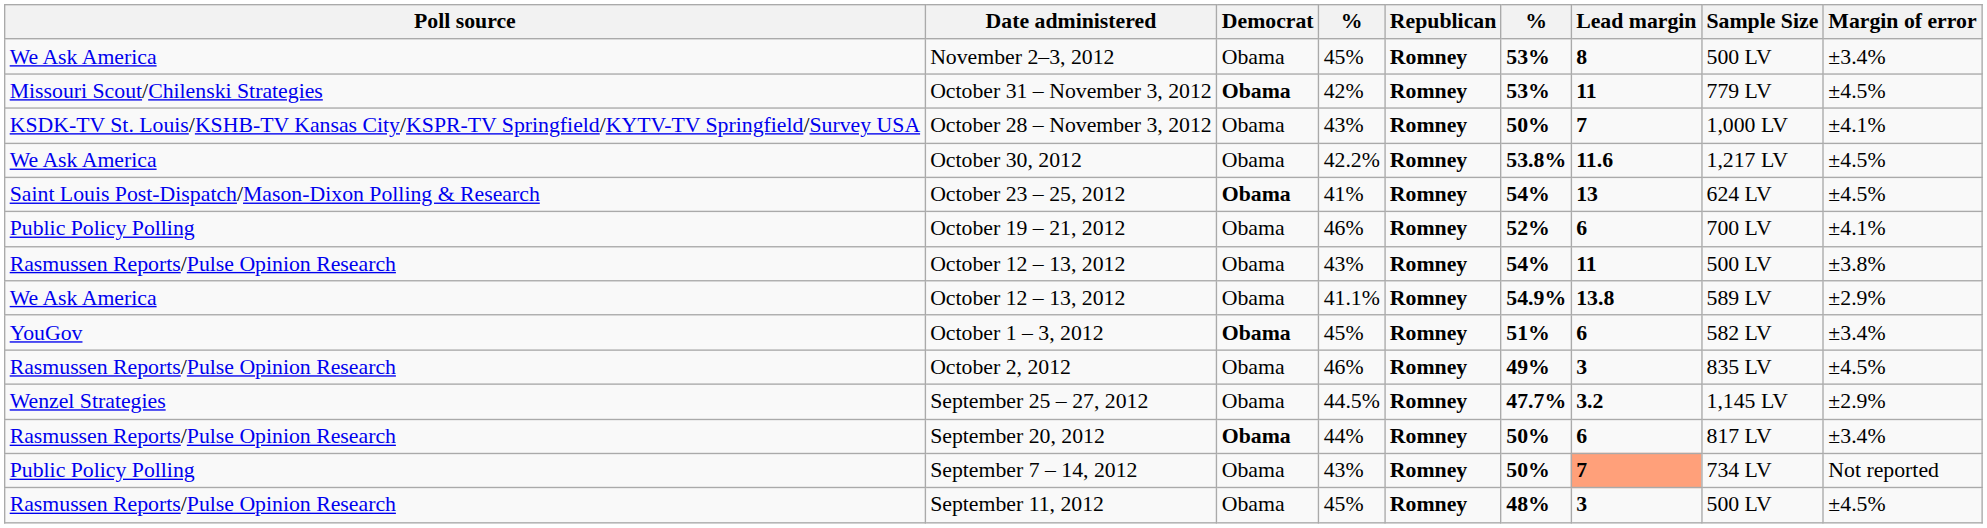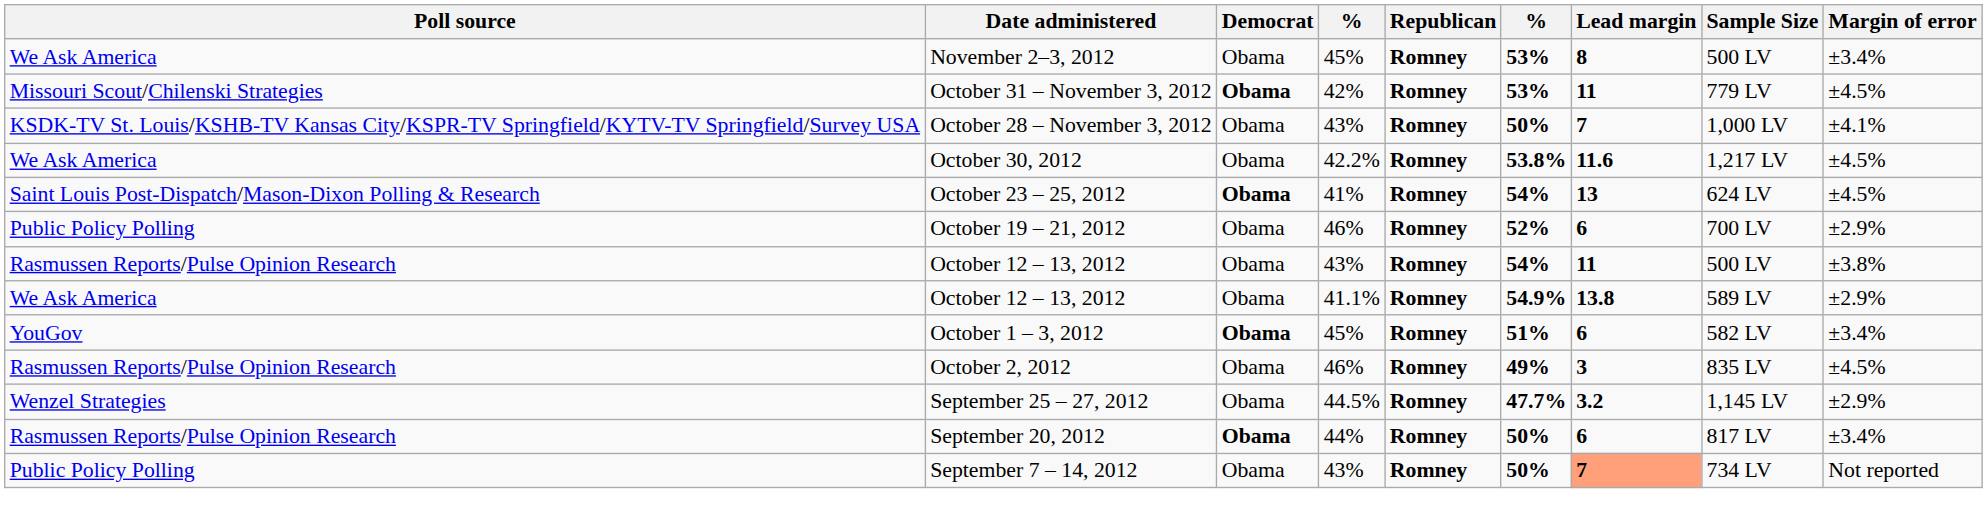(1857, 228) ±4.1% -> (1857, 228) ±2.9%
- row: (1017, 504)
